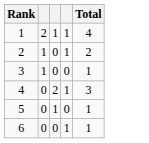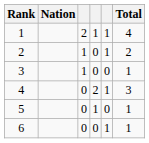+ column: (58, 14)
